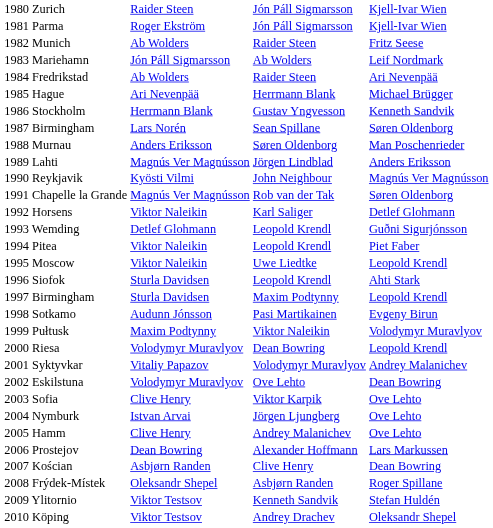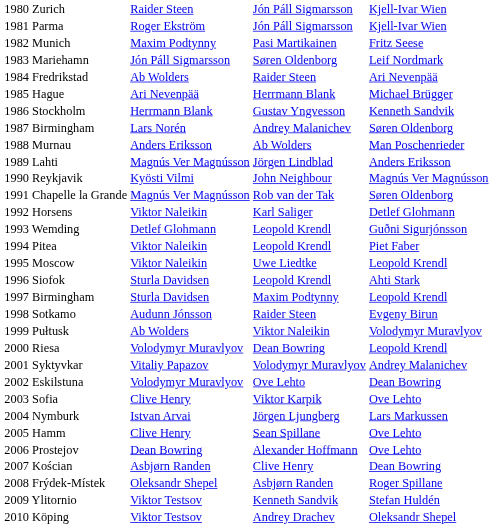(160, 43) Ab Wolders -> (173, 43) Maxim Podtynny
(284, 43) Raider Steen -> (295, 43) Pasi Martikainen
(282, 60) Ab Wolders -> (295, 60) Søren Oldenborg
(287, 127) Sean Spillane -> (302, 127) Andrey Malanichev
(295, 144) Søren Oldenborg -> (282, 144) Ab Wolders
(295, 314) Pasi Martikainen -> (284, 314) Raider Steen
(173, 331) Maxim Podtynny -> (160, 331) Ab Wolders
(395, 415) Ove Lehto -> (408, 415) Lars Markussen
(302, 432) Andrey Malanichev -> (287, 432) Sean Spillane
(408, 449) Lars Markussen -> (395, 449) Ove Lehto
